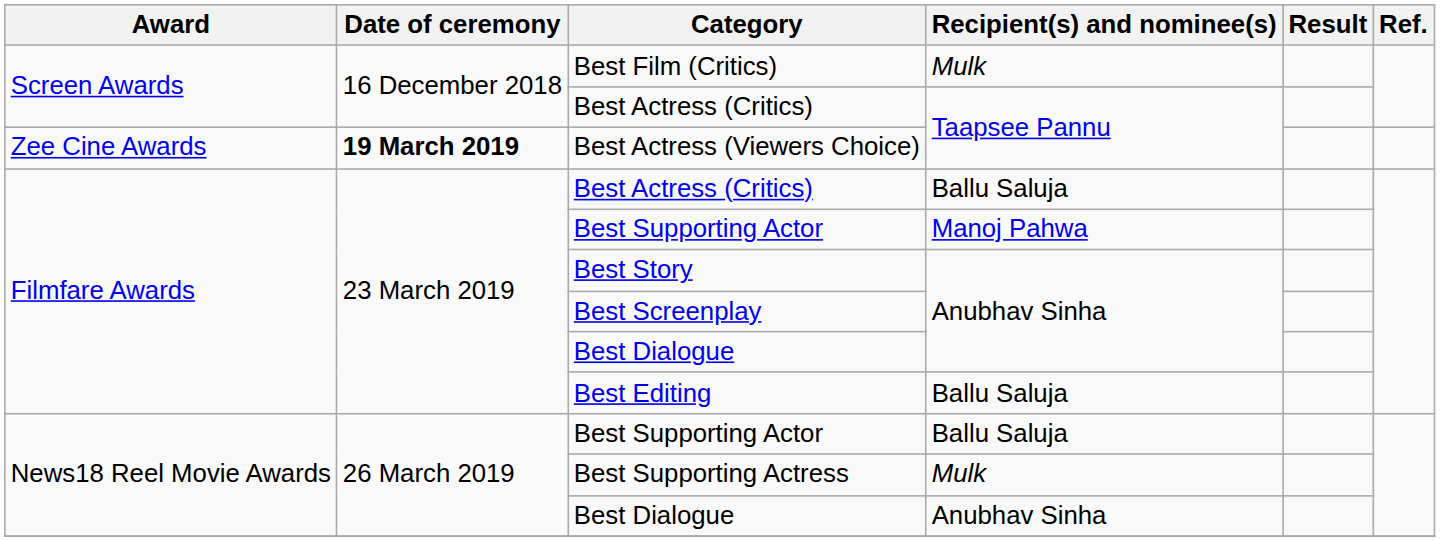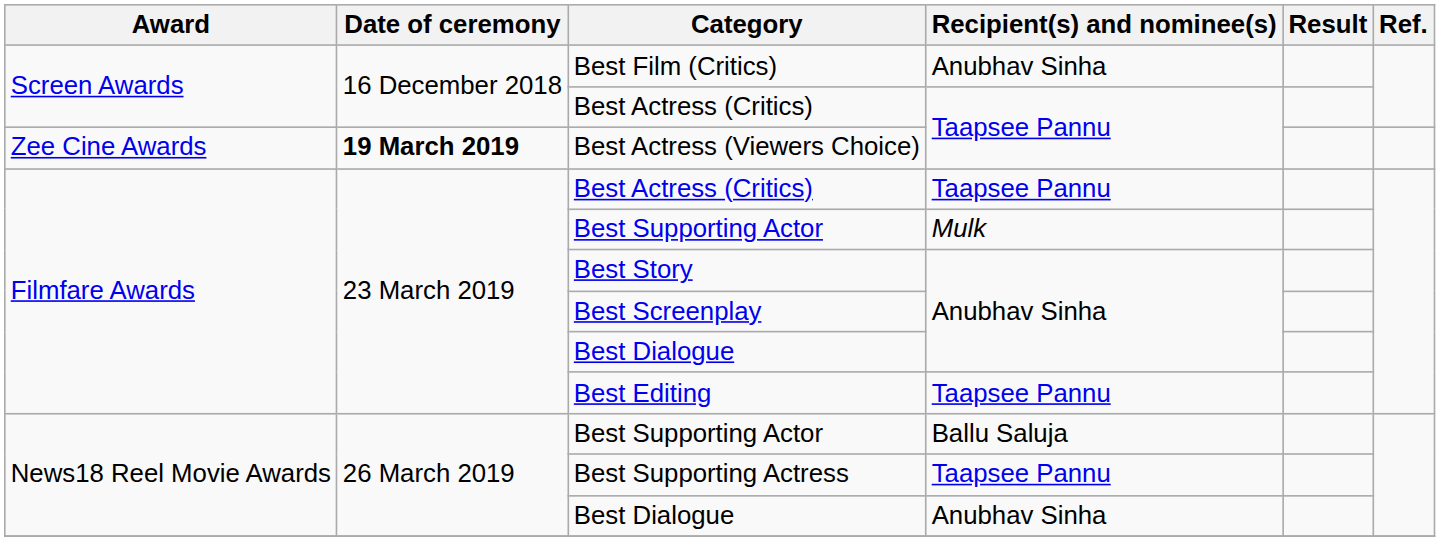(959, 65) Mulk -> (1019, 65) Anubhav Sinha
(1000, 188) Ballu Saluja -> (1021, 188) Taapsee Pannu
(1010, 229) Manoj Pahwa -> (959, 229) Mulk
(1000, 392) Ballu Saluja -> (1021, 392) Taapsee Pannu
(959, 474) Mulk -> (1021, 474) Taapsee Pannu
